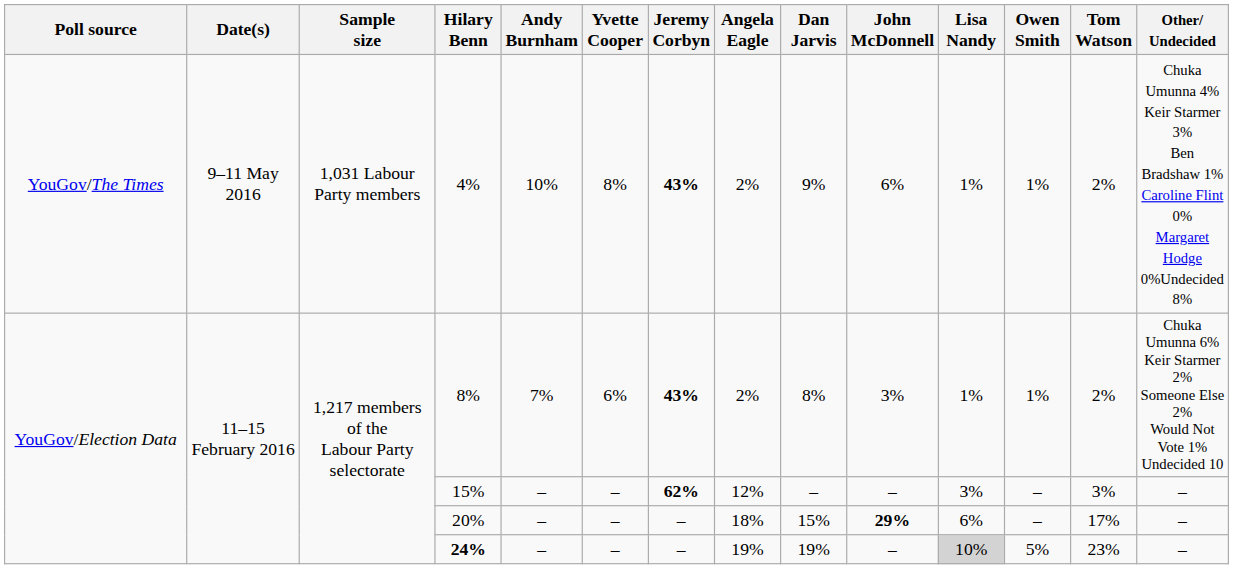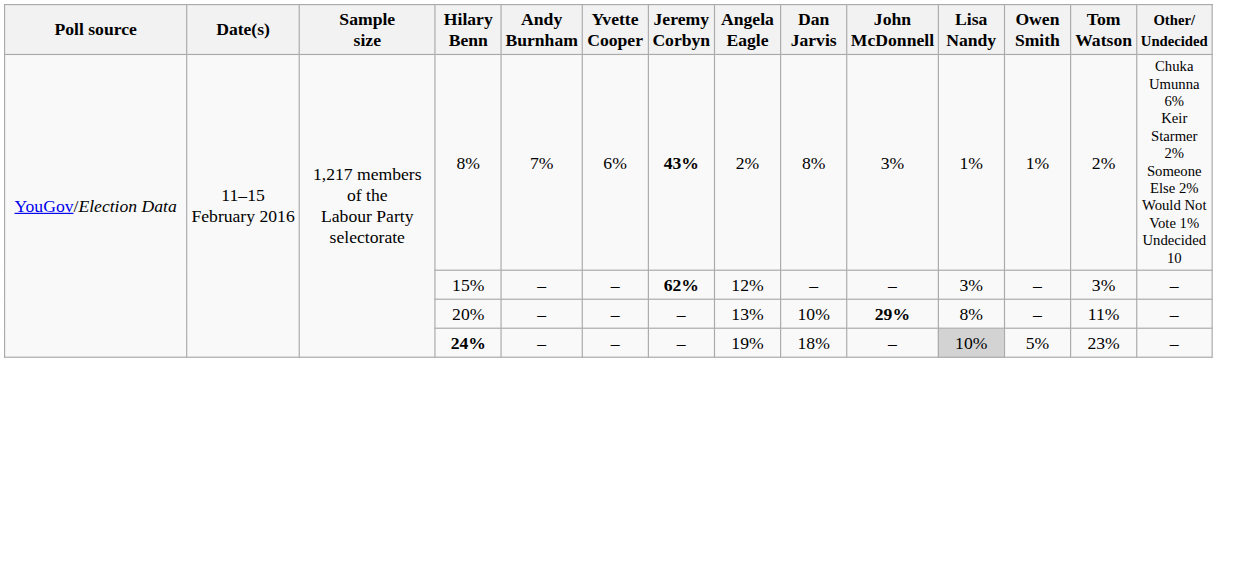- row: (468, 184)
(747, 520) 18% -> (747, 314) 13%
(814, 520) 15% -> (814, 314) 10%
(971, 520) 6% -> (971, 314) 8%
(1104, 520) 17% -> (1104, 314) 11%
(814, 549) 19% -> (814, 343) 18%
